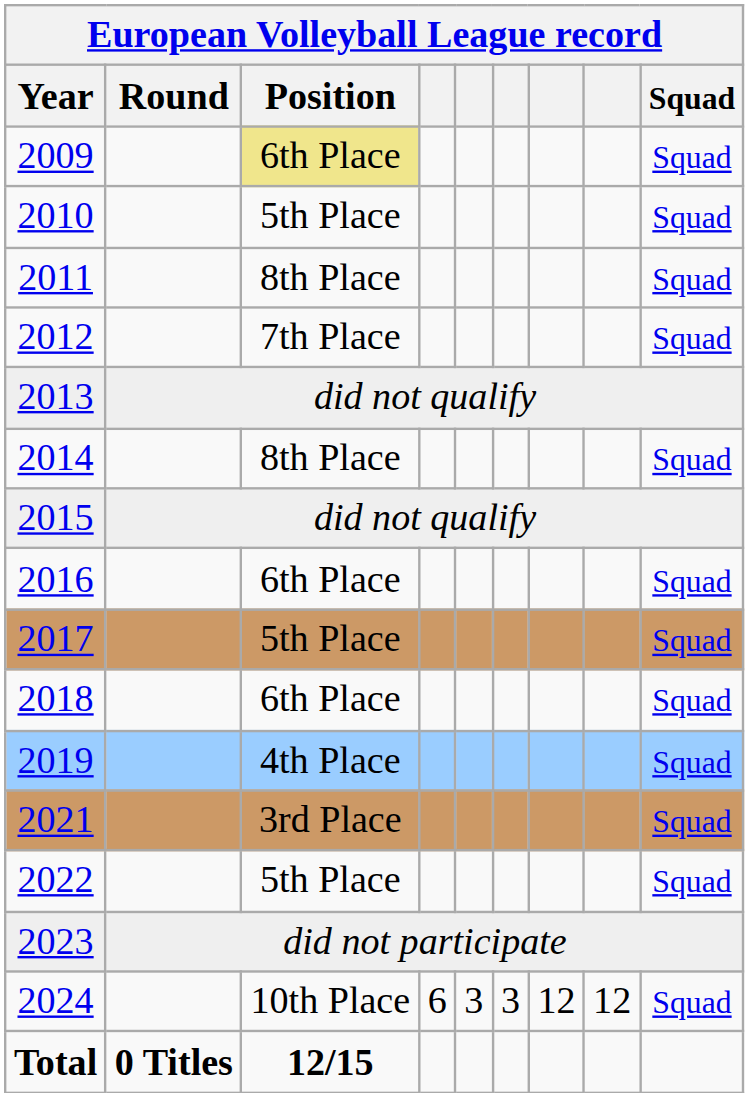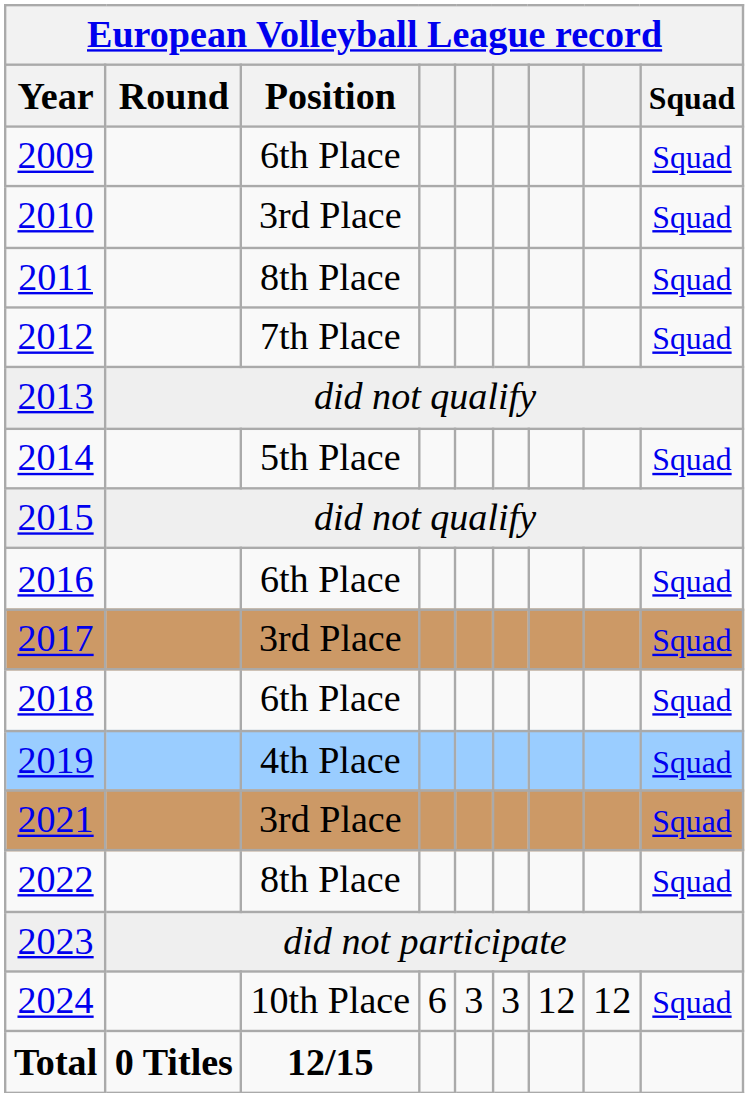(330, 155) khaki background -> (330, 155) no background
(330, 215) 5th Place -> (330, 215) 3rd Place
(330, 457) 8th Place -> (330, 457) 5th Place
(330, 638) 5th Place -> (330, 638) 3rd Place
(330, 880) 5th Place -> (330, 880) 8th Place
